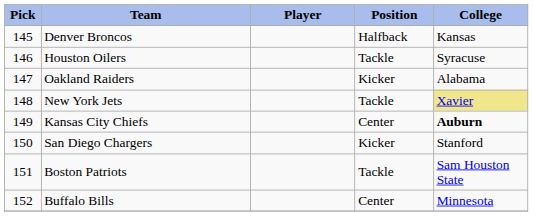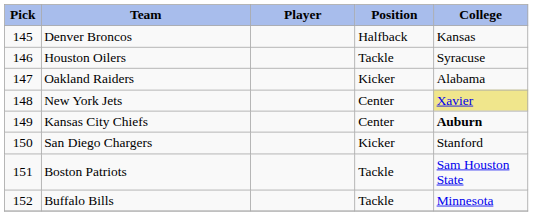(376, 100) Tackle -> (376, 100) Center
(376, 200) Center -> (376, 200) Tackle
